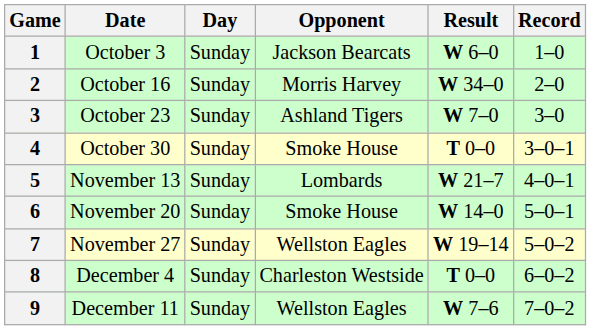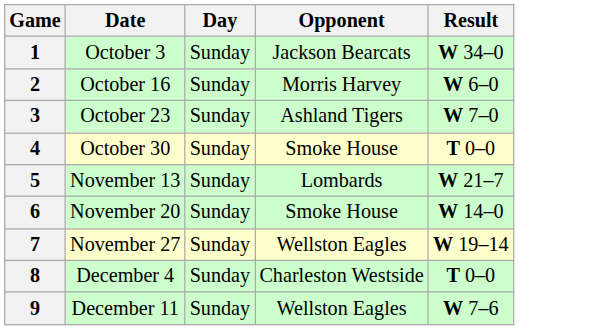- column: (549, 20)
(471, 52) W 6–0 -> (471, 52) W 34–0
(471, 84) W 34–0 -> (471, 84) W 6–0
